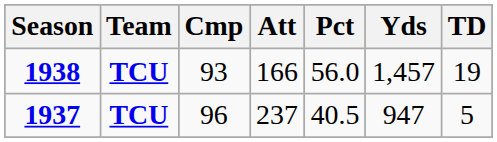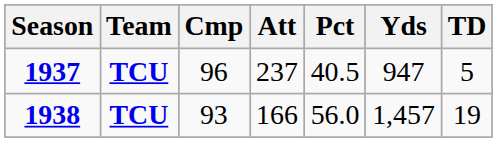rows swapped: (52, 114) <-> (52, 70)
